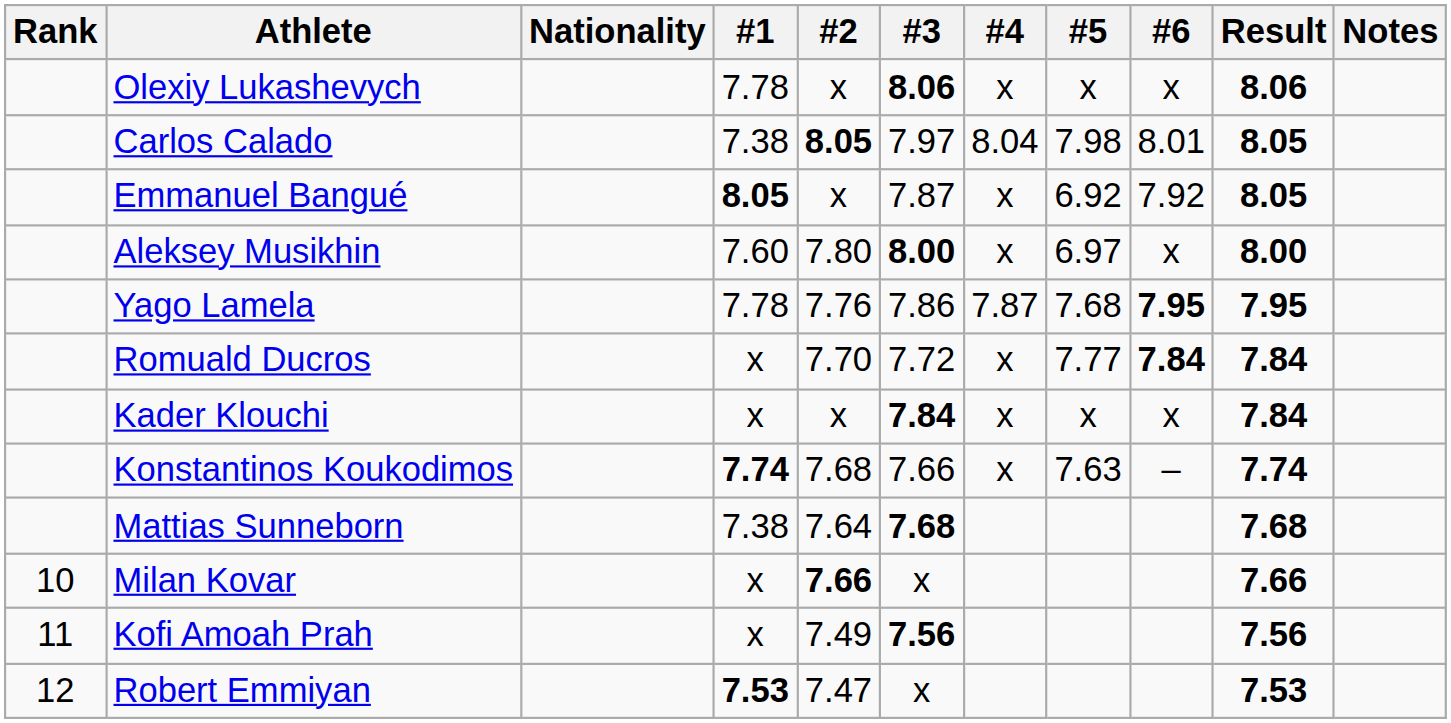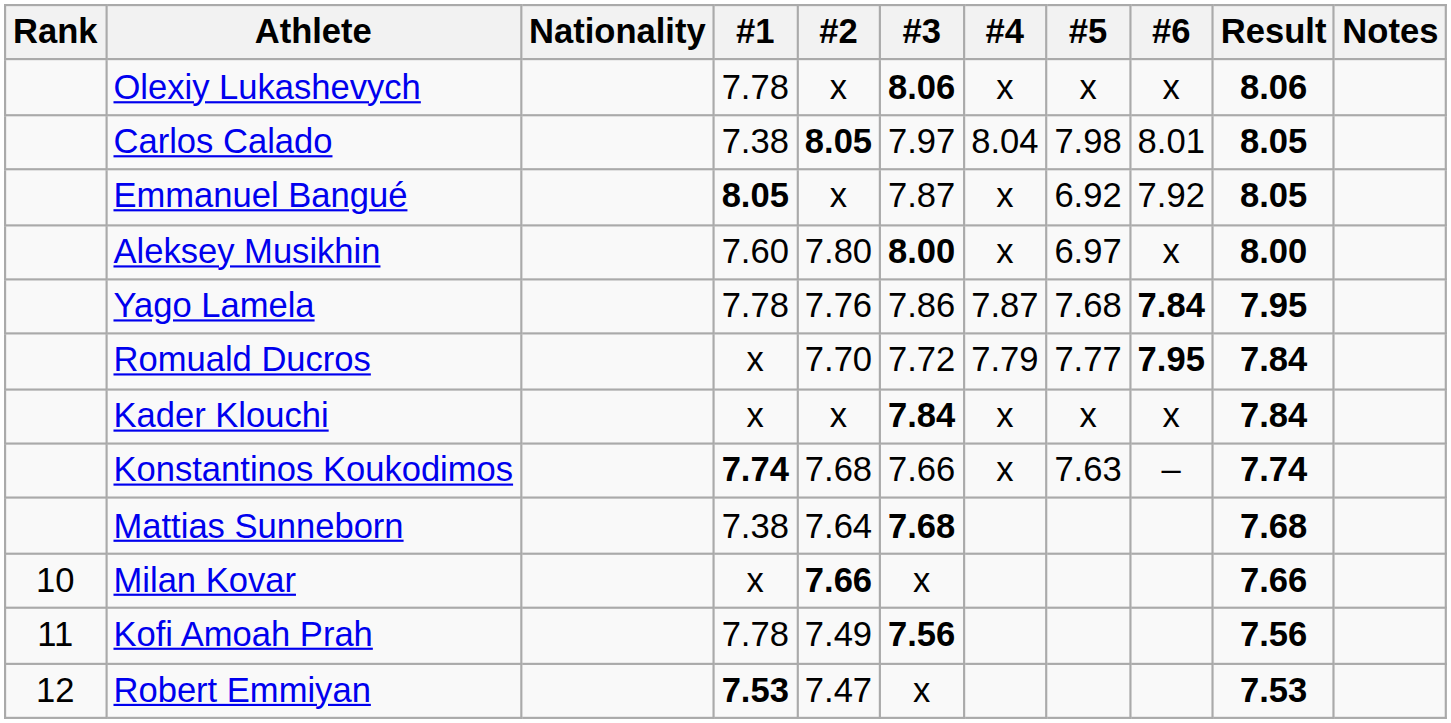(1171, 305) 7.95 -> (1171, 305) 7.84
(1005, 360) x -> (1005, 360) 7.79
(1171, 360) 7.84 -> (1171, 360) 7.95
(755, 634) x -> (755, 634) 7.78
